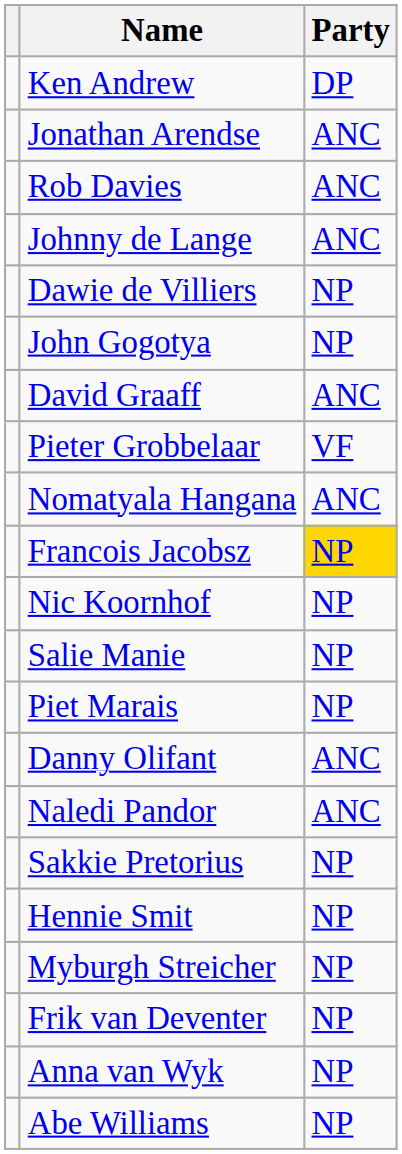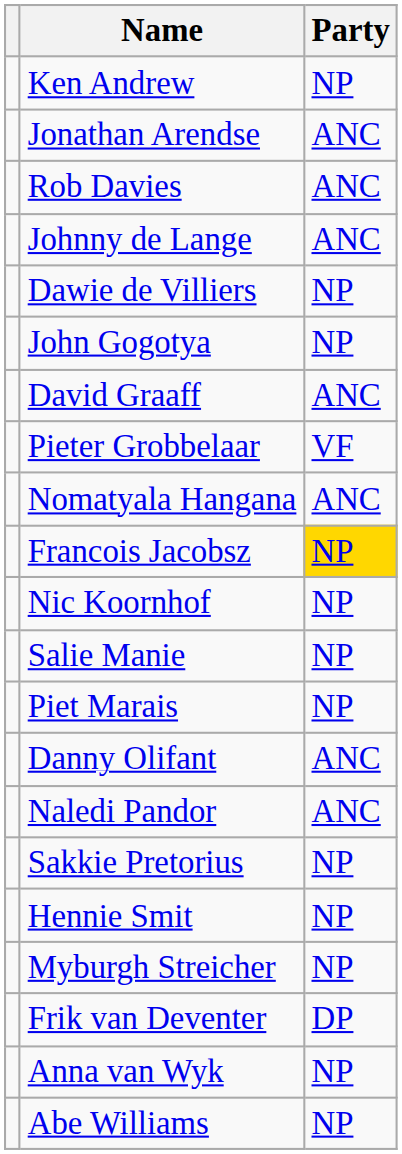(332, 82) DP -> (332, 82) NP
(332, 1018) NP -> (332, 1018) DP
